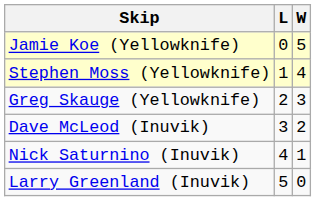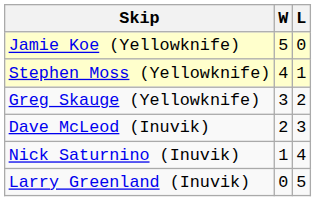columns swapped: (301, 18) <-> (283, 18)
